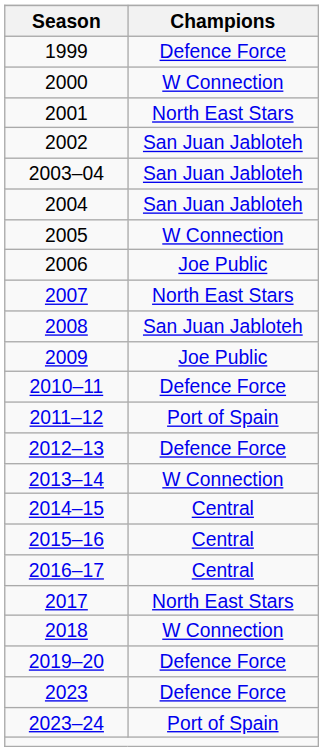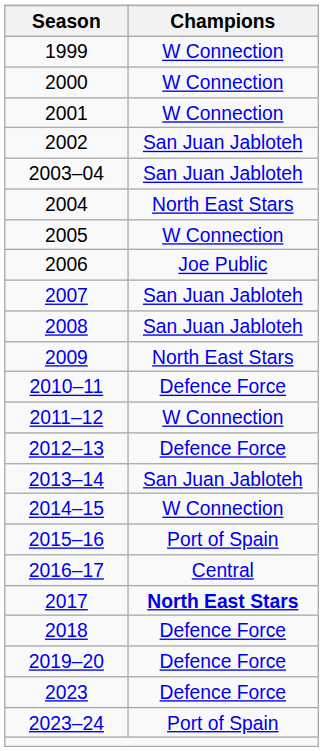(223, 52) Defence Force -> (223, 52) W Connection
(223, 113) North East Stars -> (223, 113) W Connection
(223, 204) San Juan Jabloteh -> (223, 204) North East Stars
(223, 296) North East Stars -> (223, 296) San Juan Jabloteh
(223, 357) Joe Public -> (223, 357) North East Stars
(223, 418) Port of Spain -> (223, 418) W Connection
(223, 478) W Connection -> (223, 478) San Juan Jabloteh
(223, 509) Central -> (223, 509) W Connection
(223, 539) Central -> (223, 539) Port of Spain
(223, 600) normal -> (223, 600) bold
(223, 631) W Connection -> (223, 631) Defence Force
